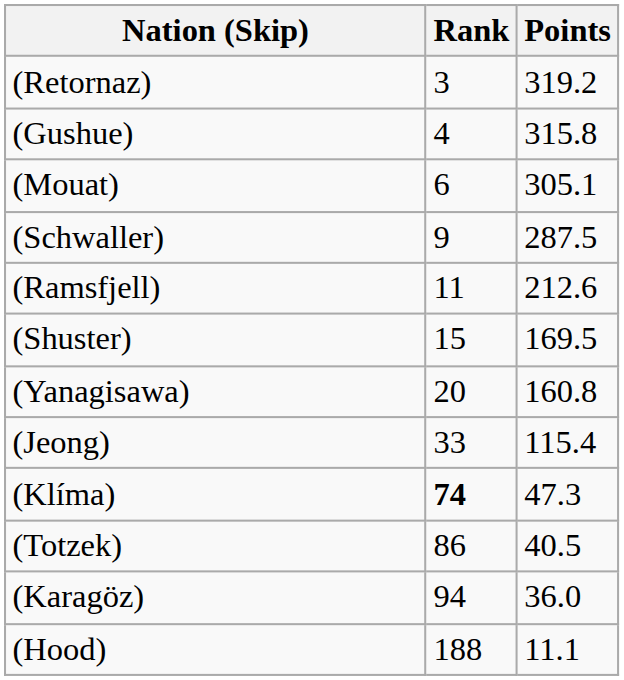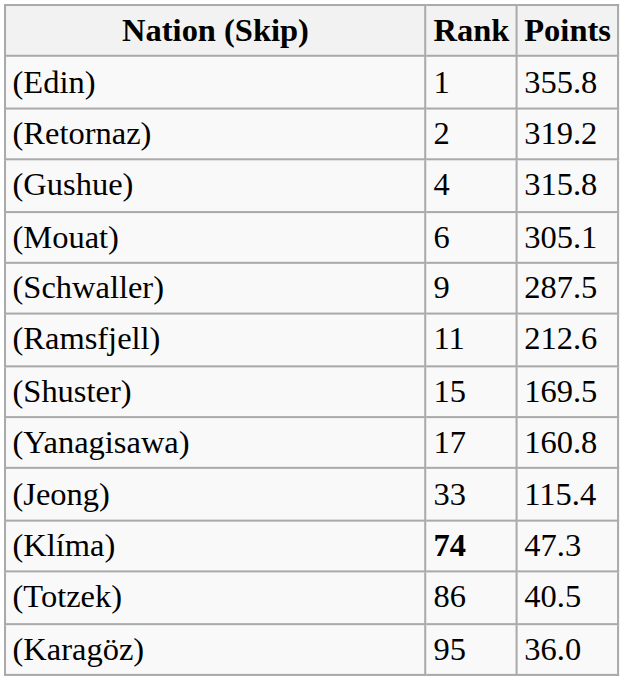+ row: (54, 81)
(442, 81) 3 -> (442, 133) 2
(450, 390) 20 -> (450, 442) 17
(450, 596) 94 -> (450, 648) 95
- row: (59, 648)
